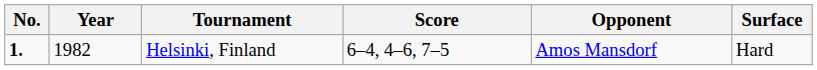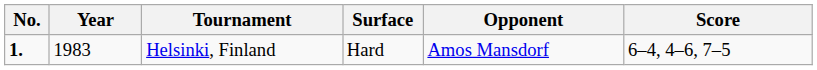columns swapped: (772, 19) <-> (437, 19)
(72, 49) 1982 -> (72, 49) 1983
